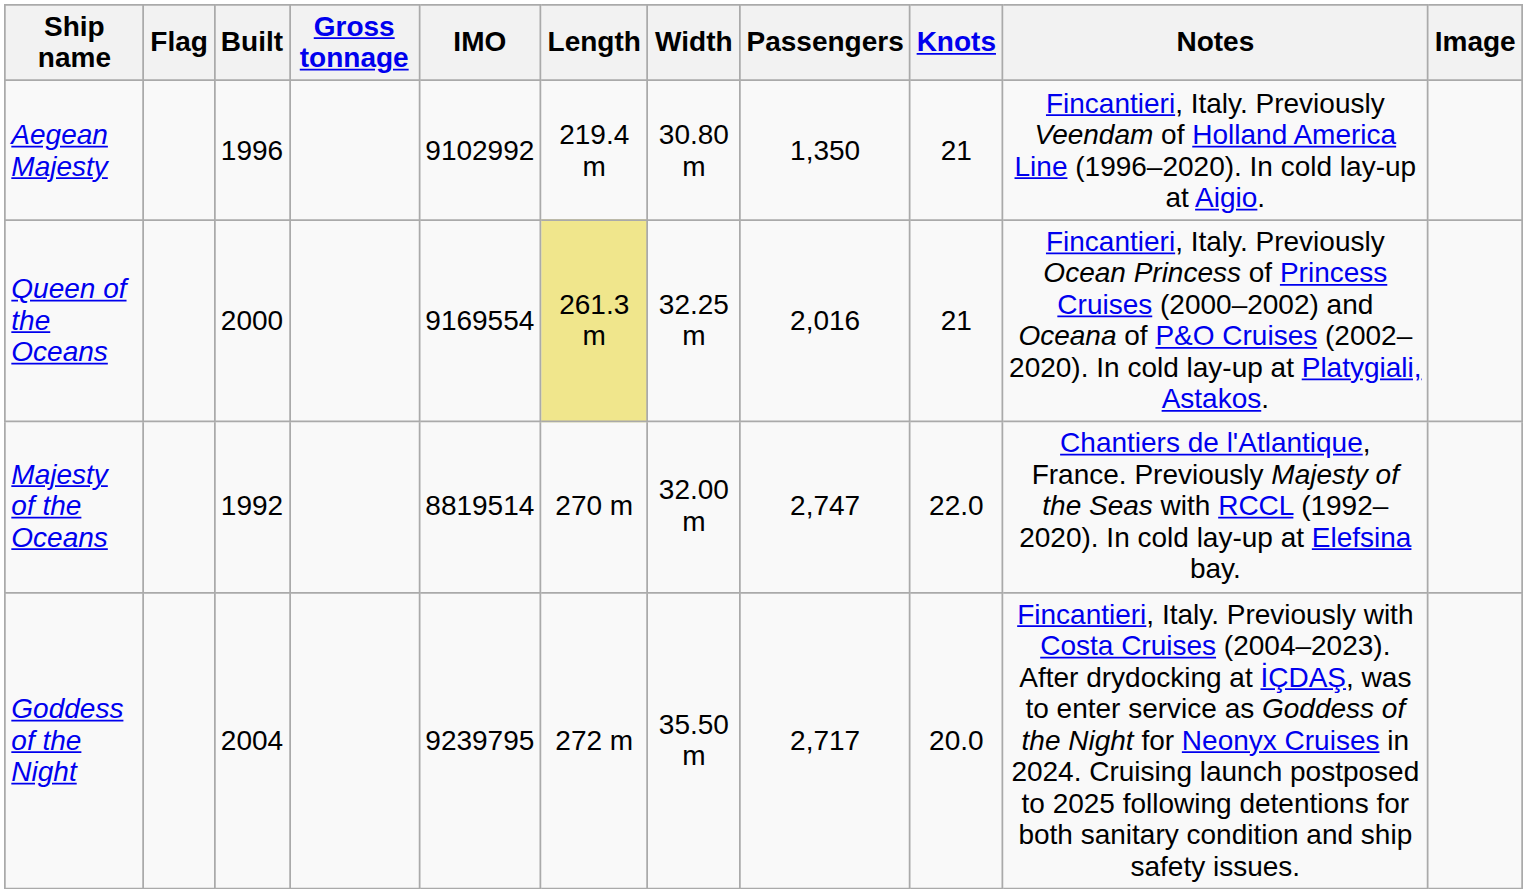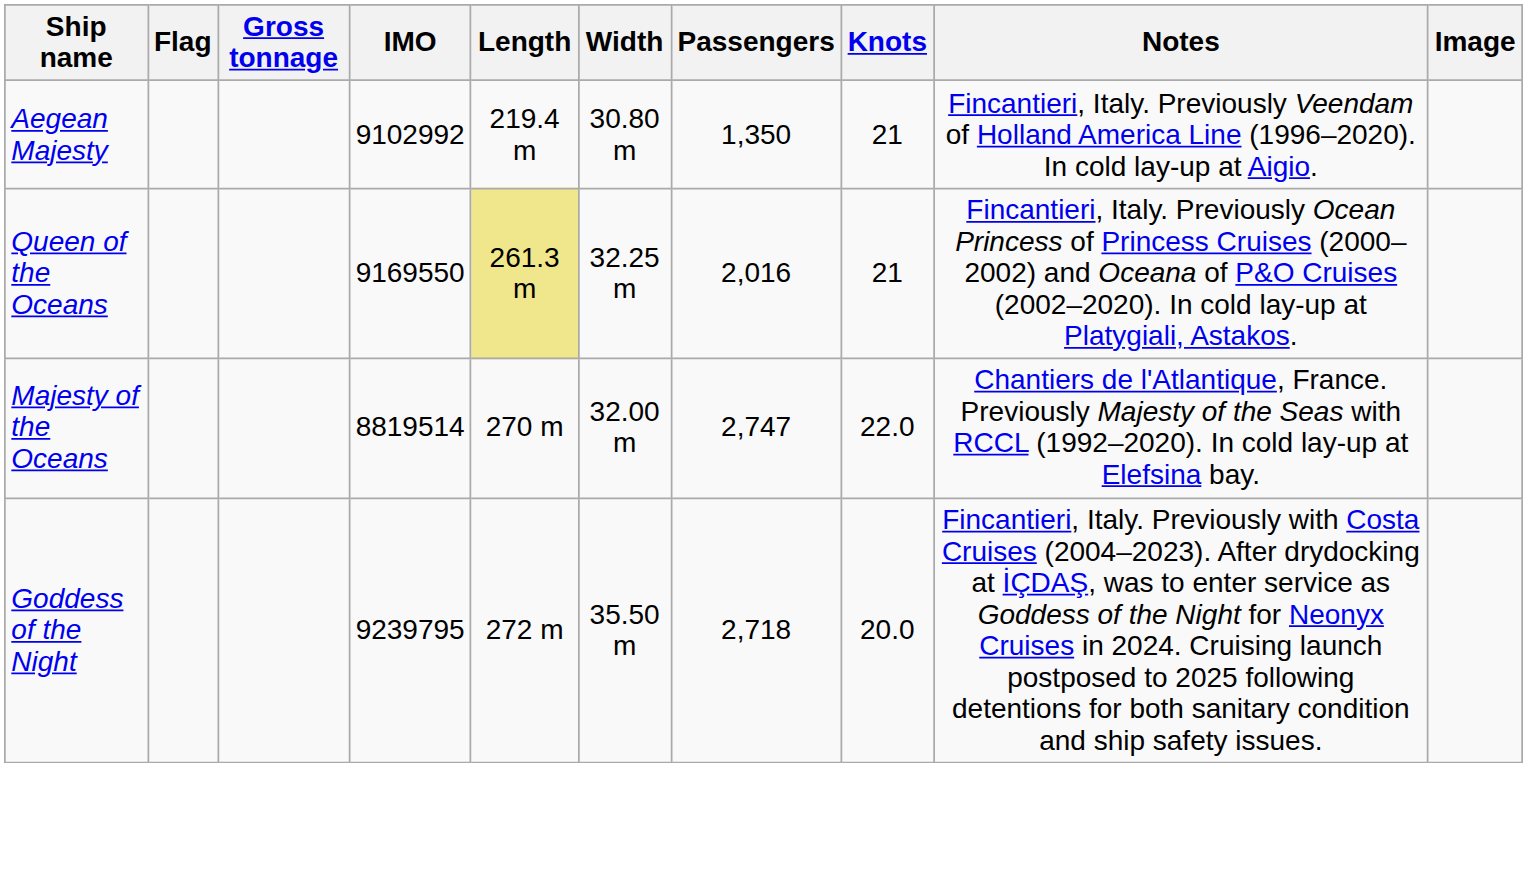- column: (252, 42)
(480, 320) 9169554 -> (410, 273) 9169550
(825, 739) 2,717 -> (756, 629) 2,718
